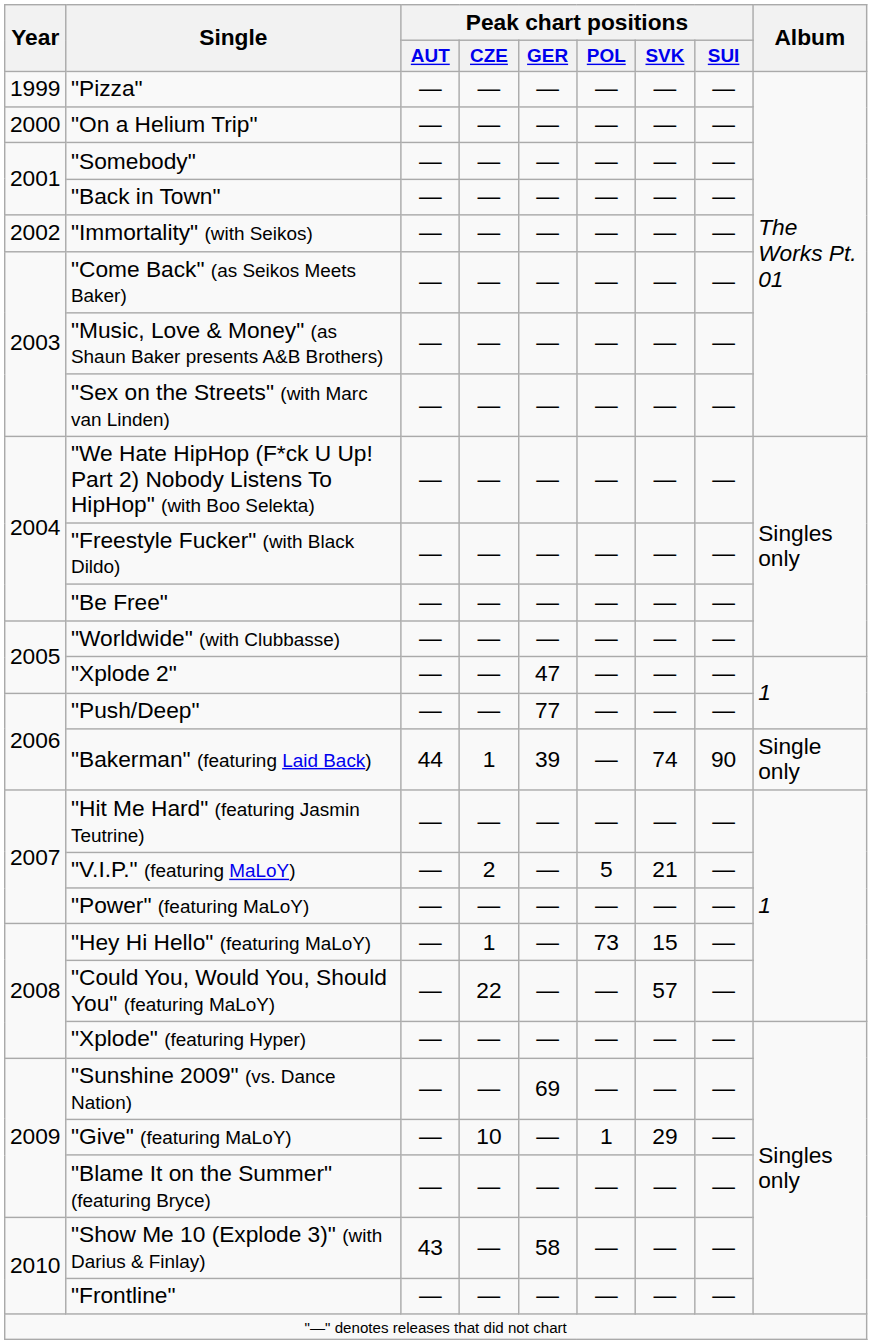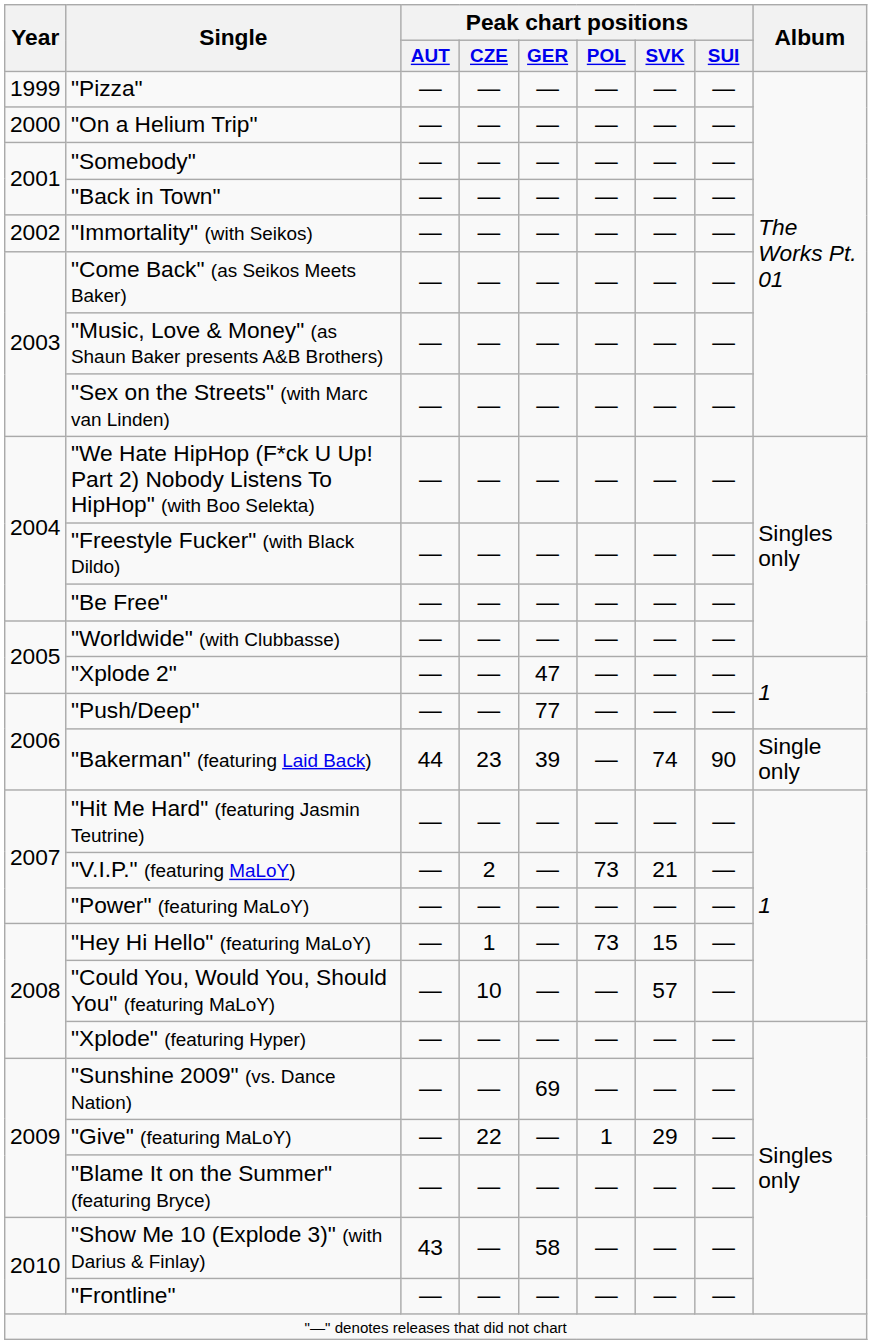(489, 759) 1 -> (489, 759) 23
(606, 869) 5 -> (606, 869) 73
(489, 990) 22 -> (489, 990) 10
(489, 1137) 10 -> (489, 1137) 22
